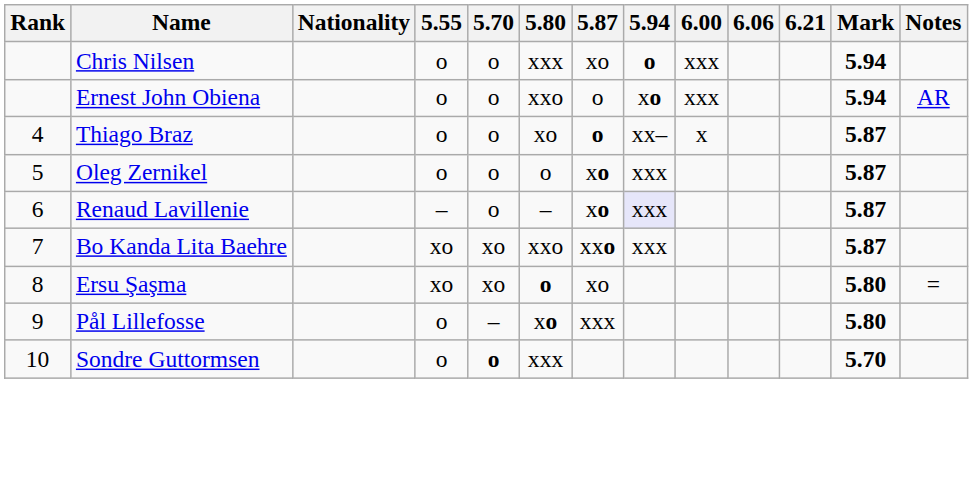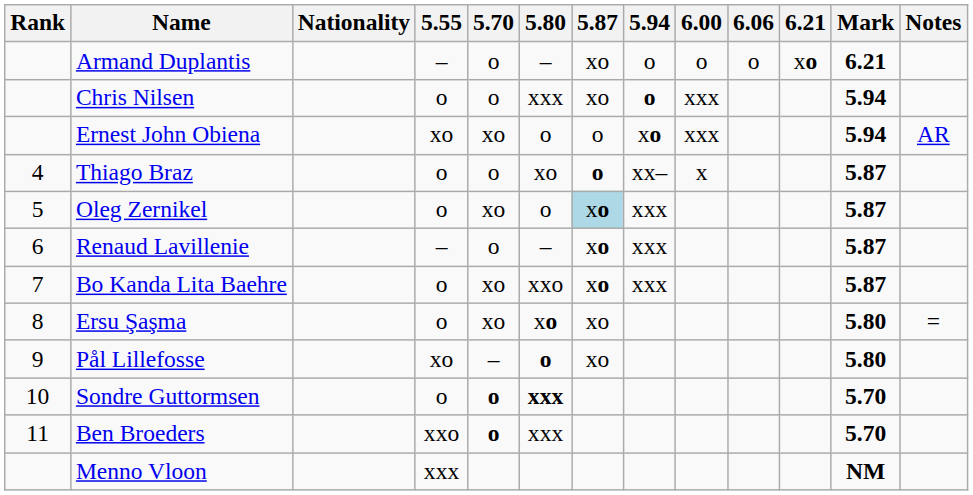+ row: (163, 60)
(442, 97) o -> (442, 135) xo
(494, 97) o -> (494, 135) xo
(546, 97) xxo -> (546, 135) o
(494, 172) o -> (494, 209) xo
(598, 172) no background -> (598, 209) lightblue background
(650, 209) lavender background -> (650, 246) no background
(442, 246) xo -> (442, 284) o
(598, 246) xxo -> (598, 284) xo
(442, 284) xo -> (442, 321) o
(546, 284) o -> (546, 321) xo
(442, 321) o -> (442, 358) xo
(546, 321) xo -> (546, 358) o
(598, 321) xxx -> (598, 358) xo
(546, 358) normal -> (546, 396) bold
+ row: (140, 433)
+ row: (141, 470)
